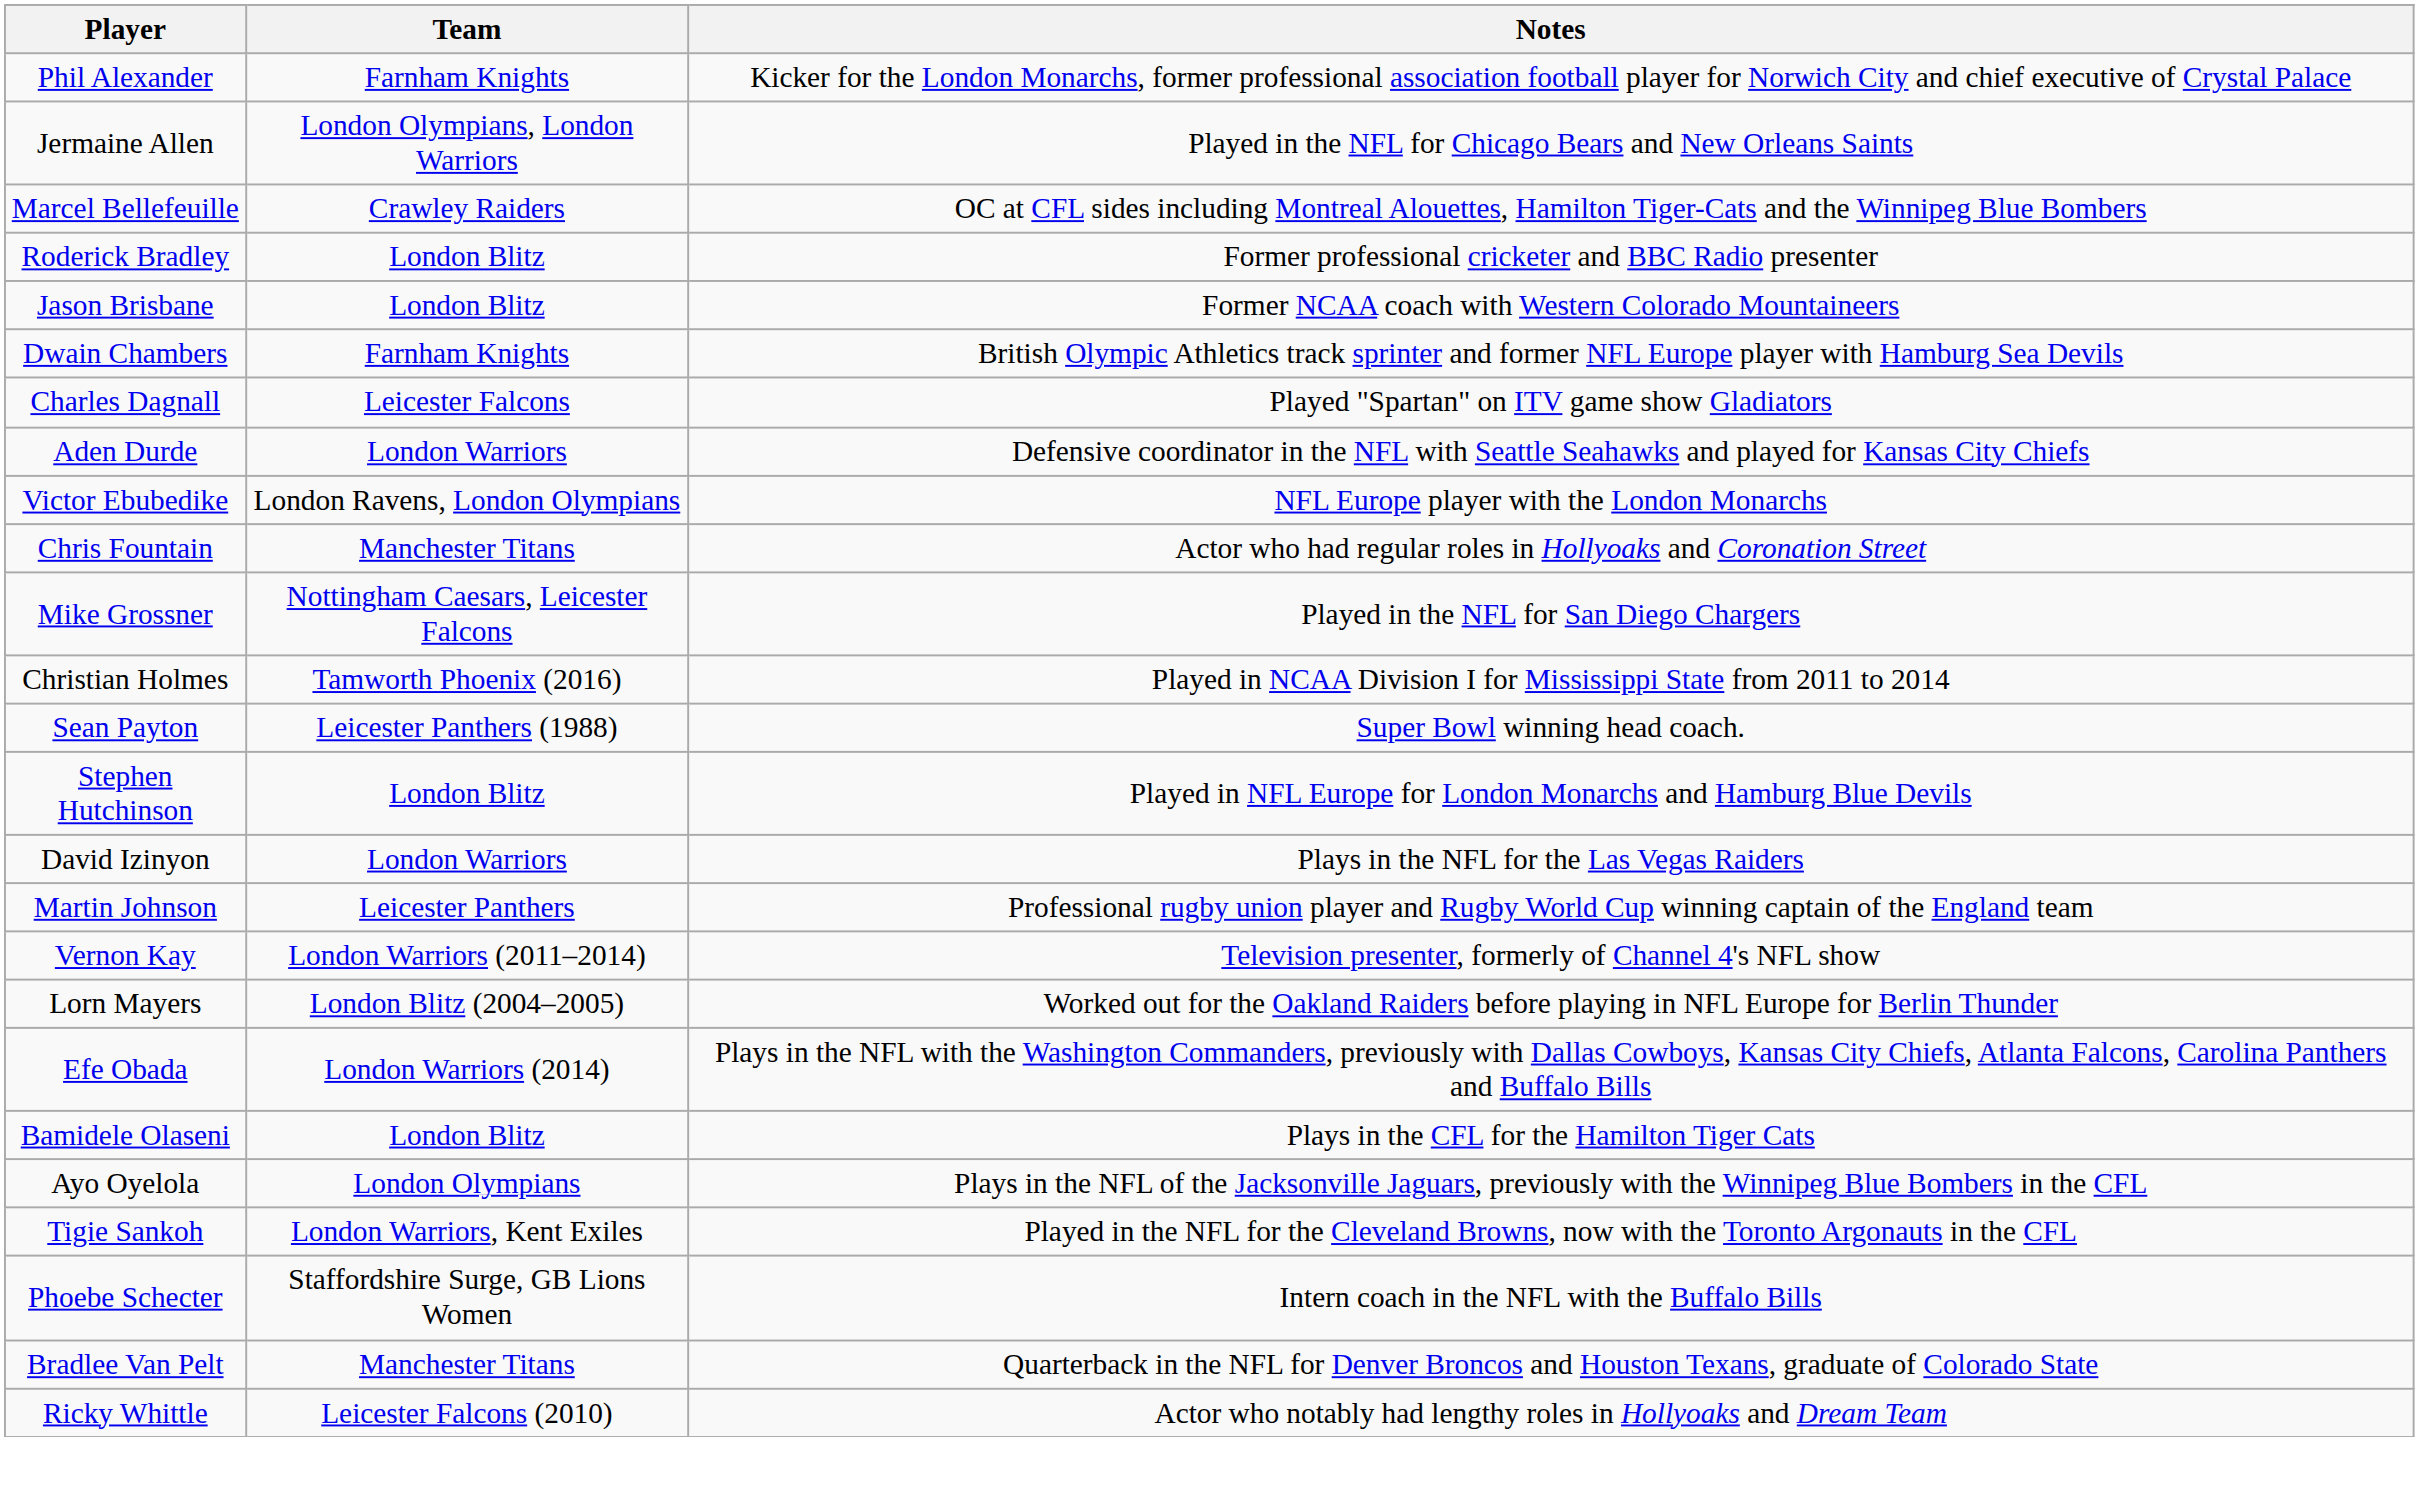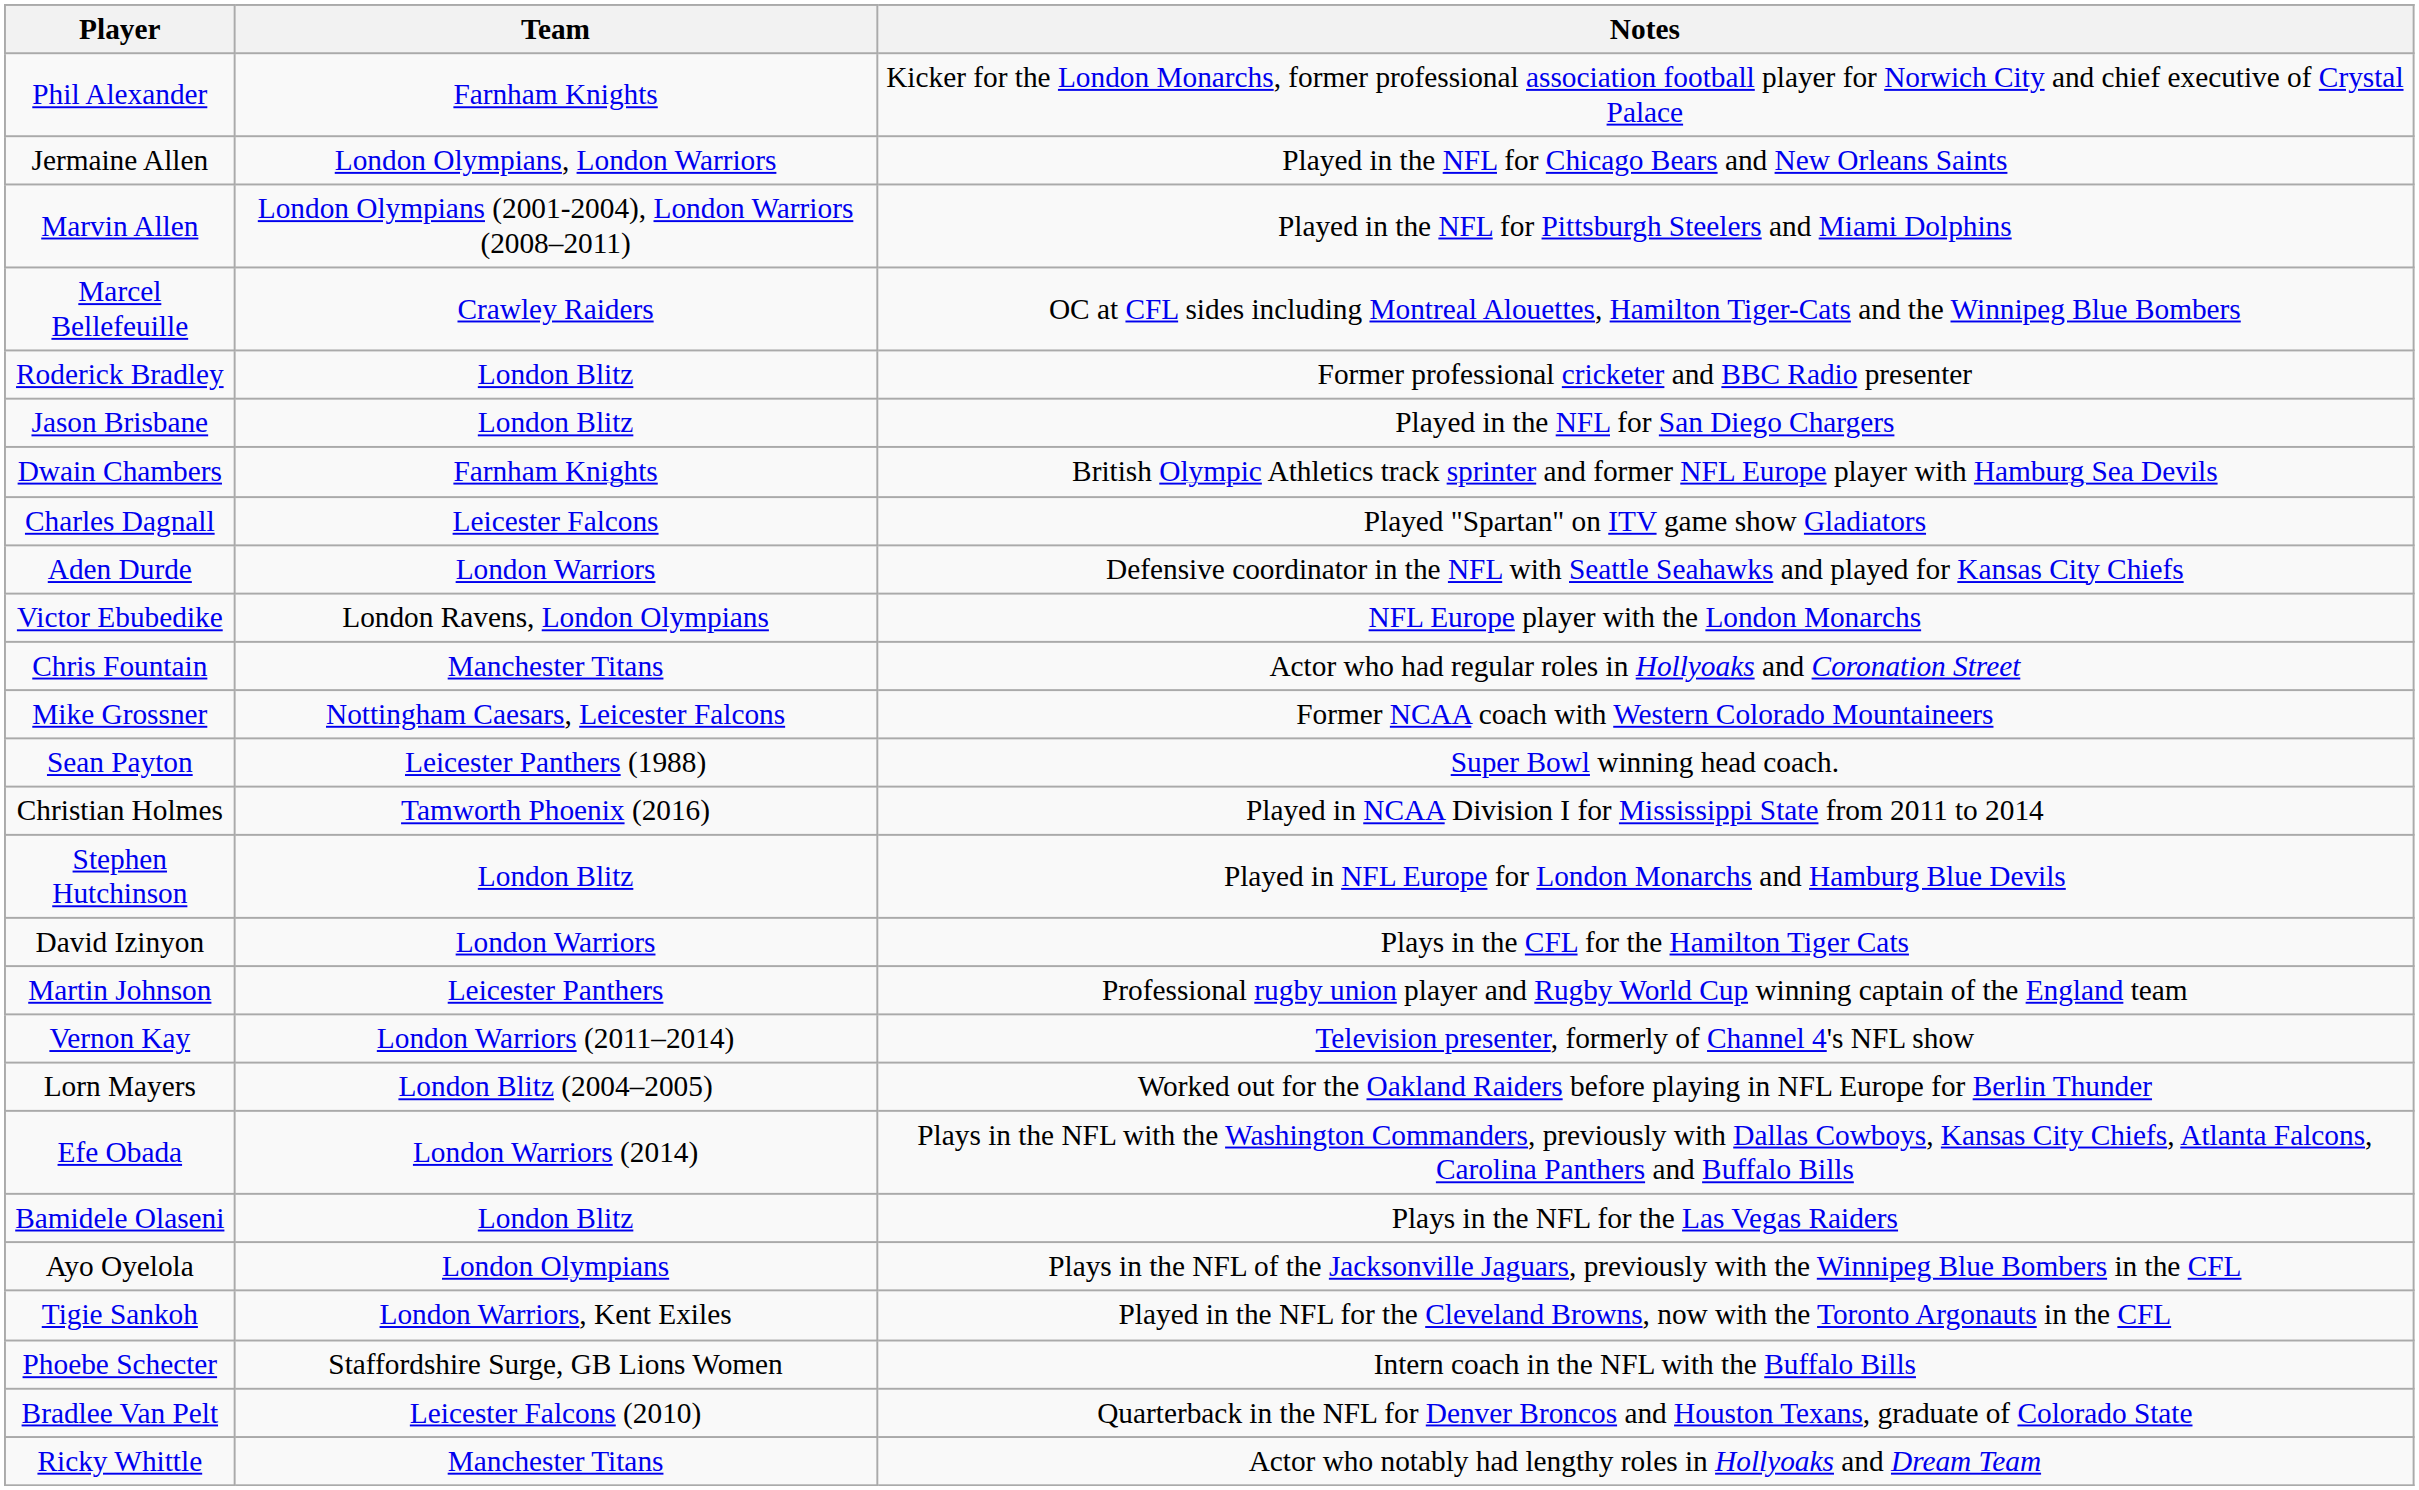+ row: (120, 226)
(1551, 305) Former NCAA coach with Western Colorado Mountaineers -> (1645, 423) Played in the NFL for San Diego Chargers
(1551, 613) Played in the NFL for San Diego Chargers -> (1645, 713) Former NCAA coach with Western Colorado Mountaineers
rows swapped: (125, 727) <-> (125, 678)
(1551, 858) Plays in the NFL for the Las Vegas Raiders -> (1645, 941) Plays in the CFL for the Hamilton Tiger Cats
(1551, 1135) Plays in the CFL for the Hamilton Tiger Cats -> (1645, 1218) Plays in the NFL for the Las Vegas Raiders
(467, 1363) Manchester Titans -> (556, 1411) Leicester Falcons (2010)
(467, 1411) Leicester Falcons (2010) -> (556, 1460) Manchester Titans
